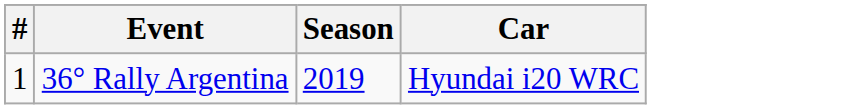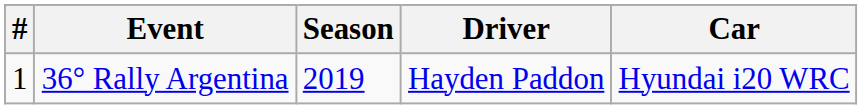+ column: (506, 28)
